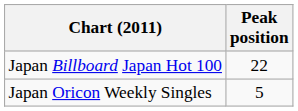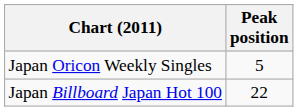rows swapped: (115, 65) <-> (110, 92)
